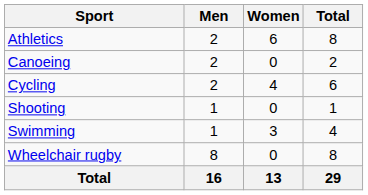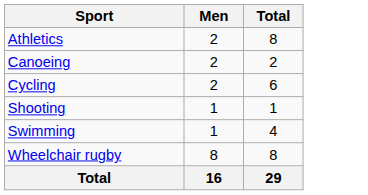- column: (273, 16)
